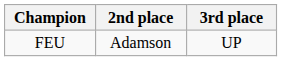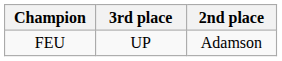columns swapped: (141, 18) <-> (231, 18)
